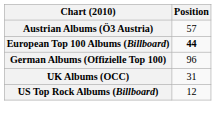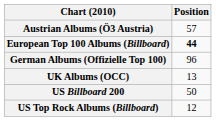(191, 76) 31 -> (191, 76) 13
+ row: (88, 92)
